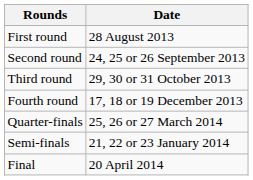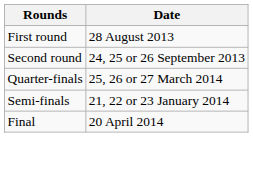- row: (40, 79)
- row: (43, 100)
